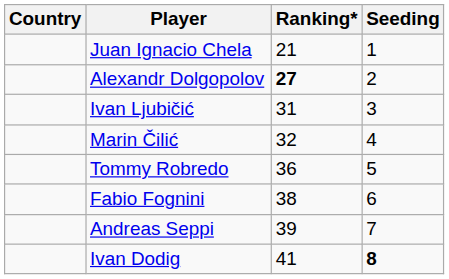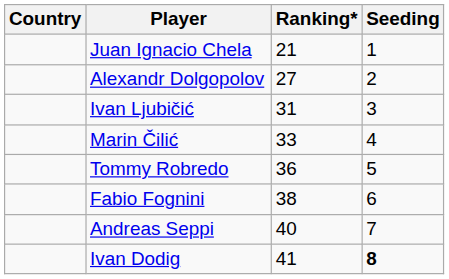(286, 79) bold -> (286, 79) normal
(286, 139) 32 -> (286, 139) 33
(286, 229) 39 -> (286, 229) 40
